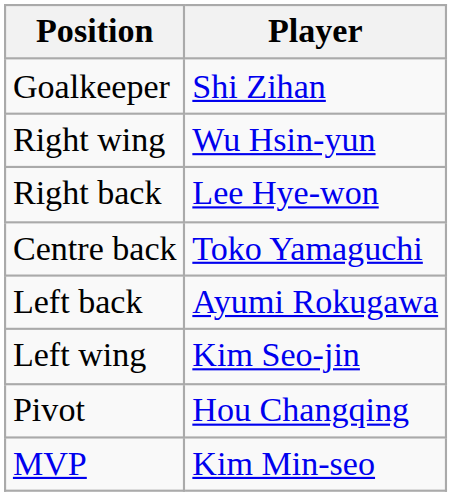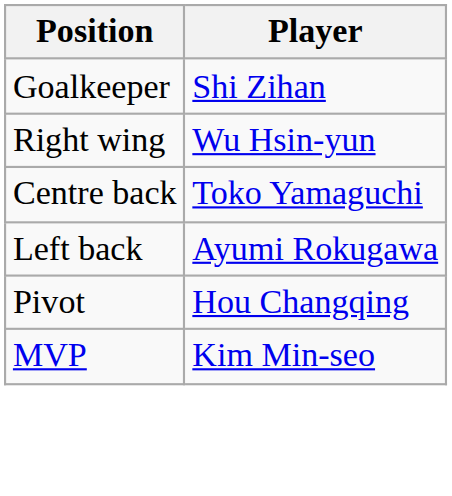- row: (87, 193)
- row: (80, 355)
